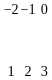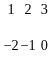rows swapped: (11, 9) <-> (11, 71)
